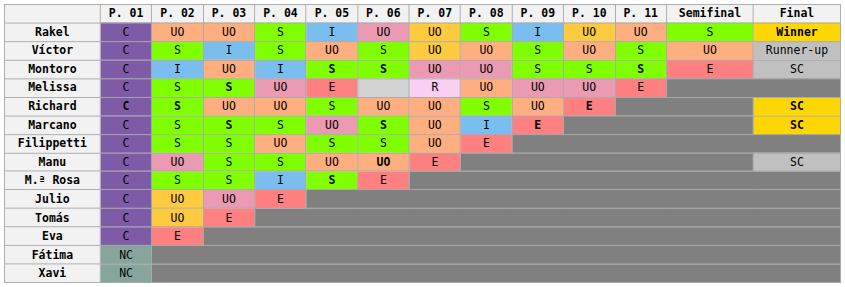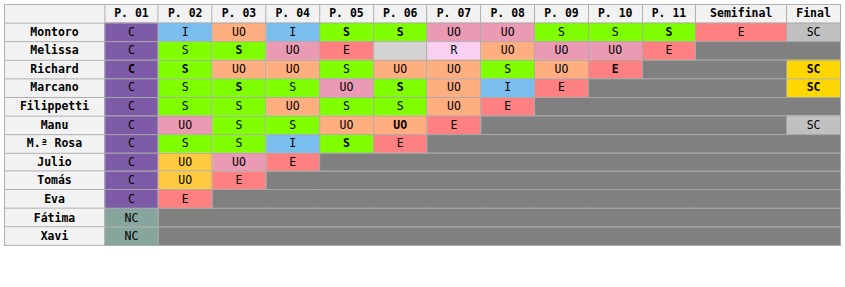- row: (52, 33)
- row: (52, 51)
(538, 125) bold -> (561, 88) normal
